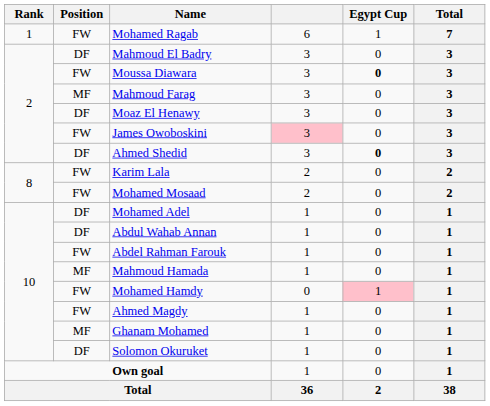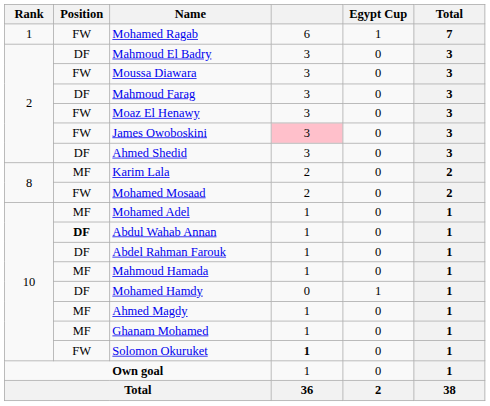(378, 73) bold -> (378, 73) normal
(82, 93) MF -> (82, 93) DF
(82, 113) DF -> (82, 113) FW
(378, 152) bold -> (378, 152) normal
(82, 172) FW -> (82, 172) MF
(82, 212) DF -> (82, 212) MF
(82, 232) normal -> (82, 232) bold
(82, 251) FW -> (82, 251) DF
(82, 291) FW -> (82, 291) DF
(378, 291) pink background -> (378, 291) no background
(82, 311) FW -> (82, 311) MF
(82, 350) DF -> (82, 350) FW
(307, 350) normal -> (307, 350) bold
